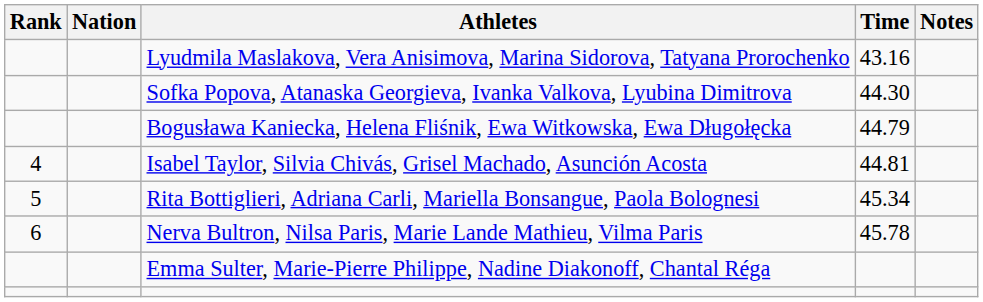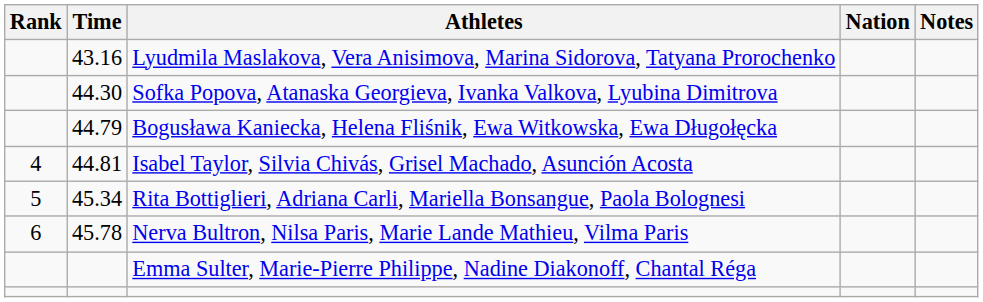columns swapped: (104, 22) <-> (885, 22)
